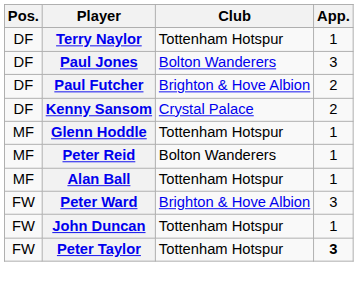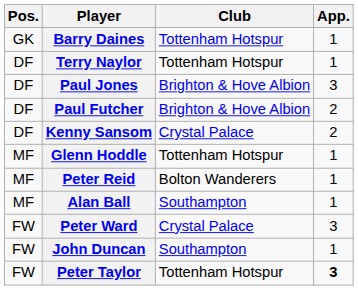+ row: (99, 39)
(217, 62) Bolton Wanderers -> (235, 86) Brighton & Hove Albion
(221, 179) Tottenham Hotspur -> (203, 202) Southampton
(235, 202) Brighton & Hove Albion -> (206, 226) Crystal Palace
(221, 226) Tottenham Hotspur -> (203, 249) Southampton
